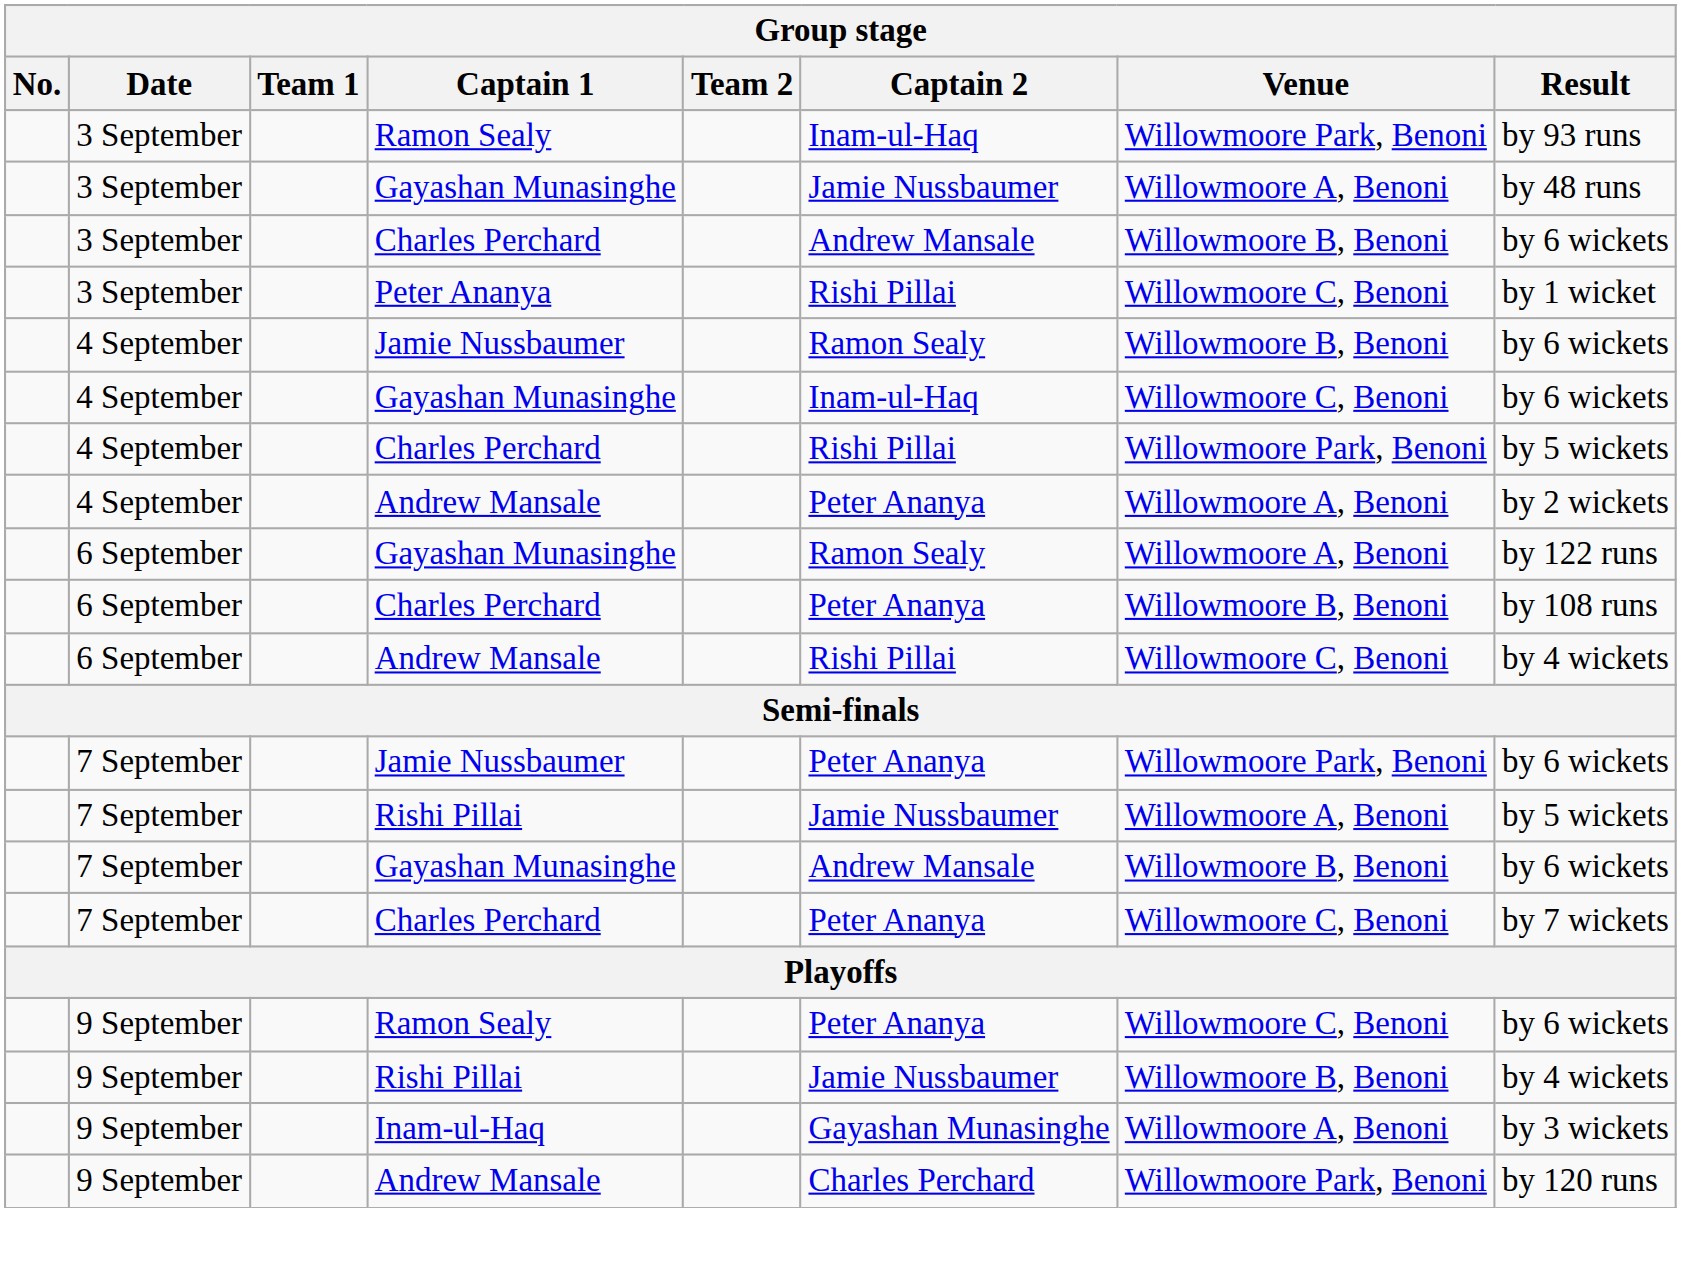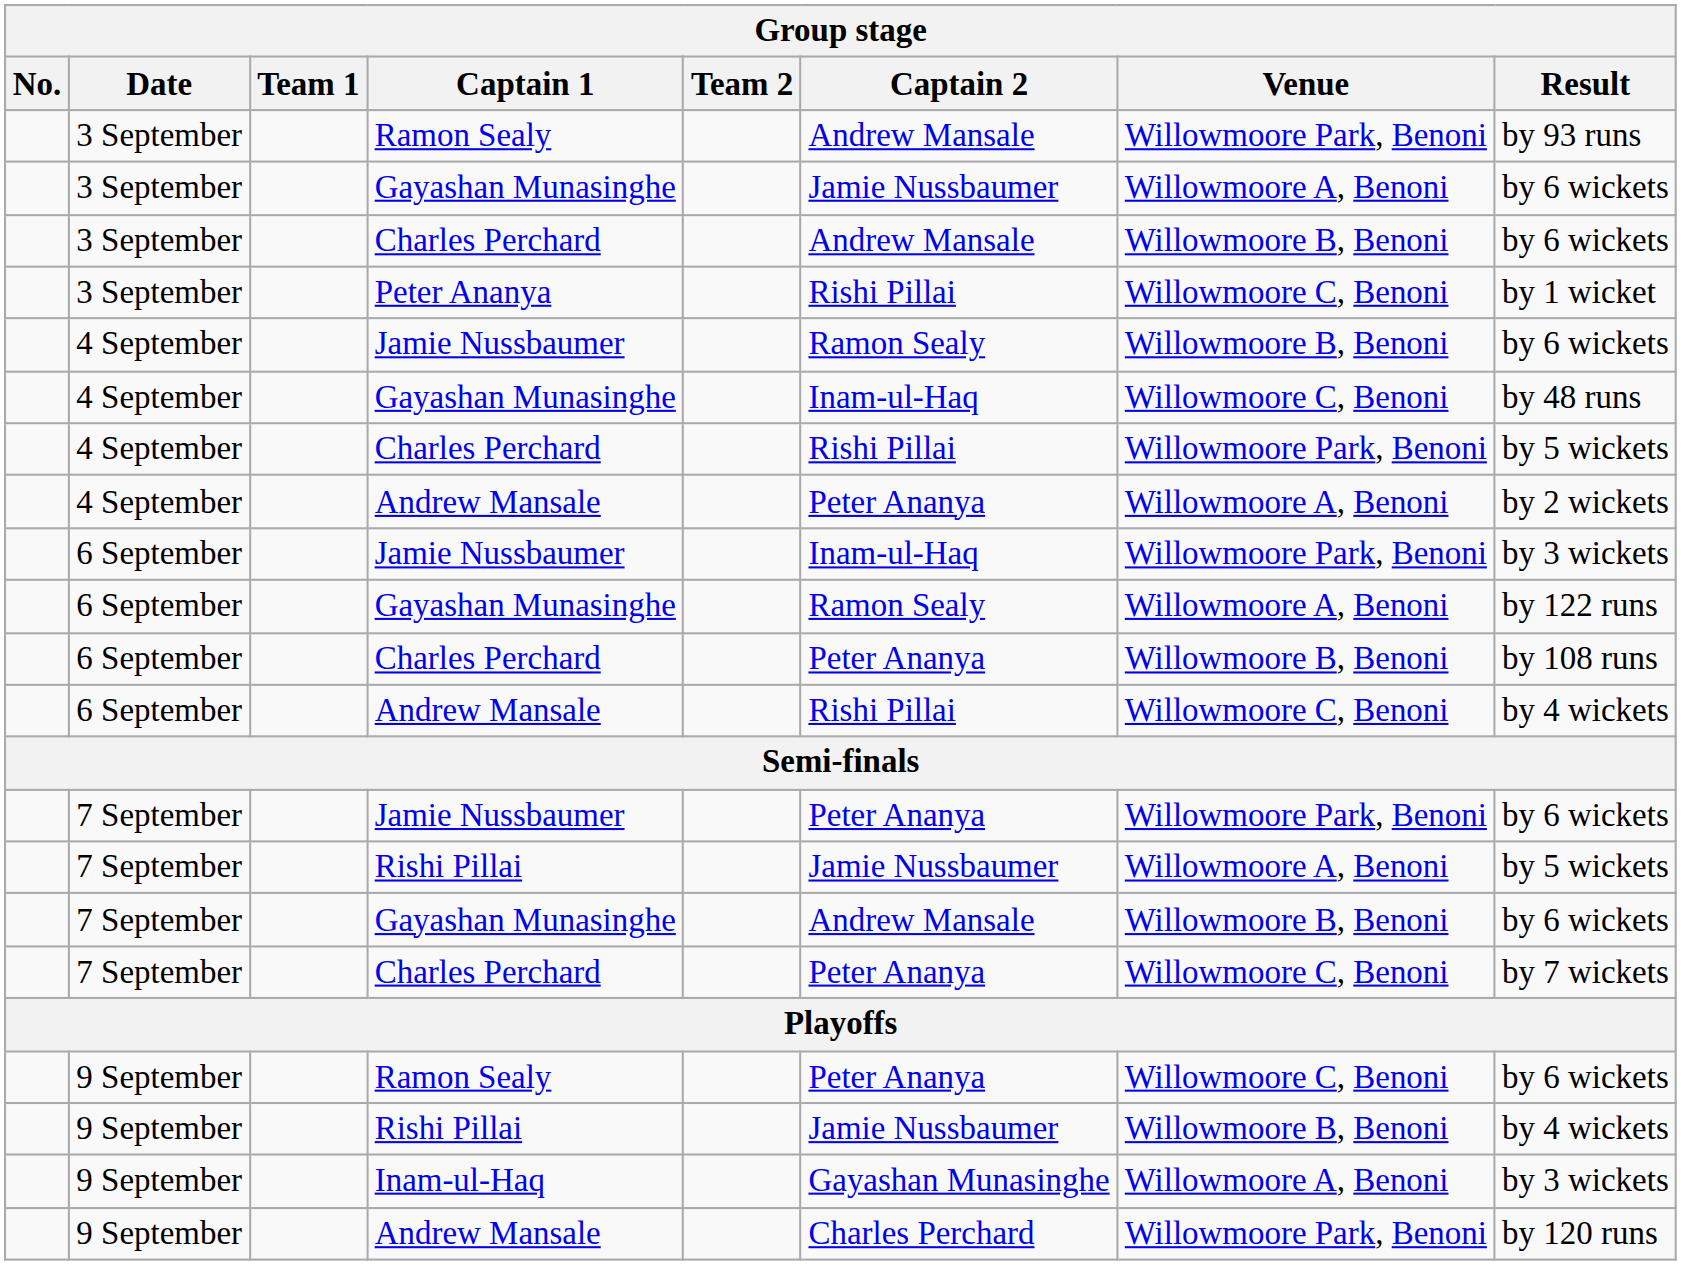(894, 135) Inam-ul-Haq -> (922, 135) Andrew Mansale
(1572, 187) by 48 runs -> (1585, 187) by 6 wickets
(1585, 396) by 6 wickets -> (1572, 396) by 48 runs
+ row: (159, 553)
